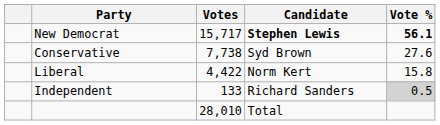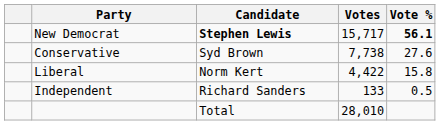columns swapped: (316, 14) <-> (221, 14)
(422, 91) lightgrey background -> (422, 91) no background
